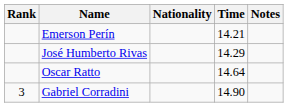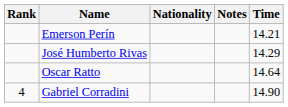columns swapped: (231, 14) <-> (265, 14)
(22, 92) 3 -> (22, 92) 4
